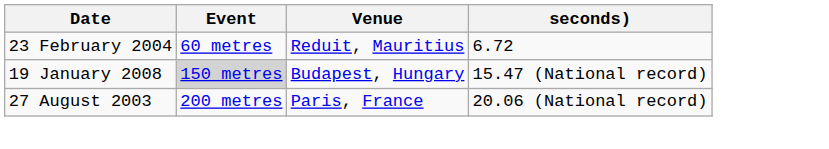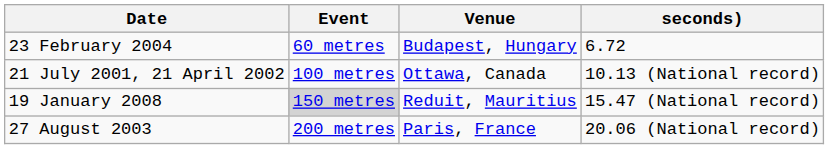(378, 46) Reduit, Mauritius -> (490, 46) Budapest, Hungary
+ row: (147, 74)
(378, 74) Budapest, Hungary -> (490, 102) Reduit, Mauritius
